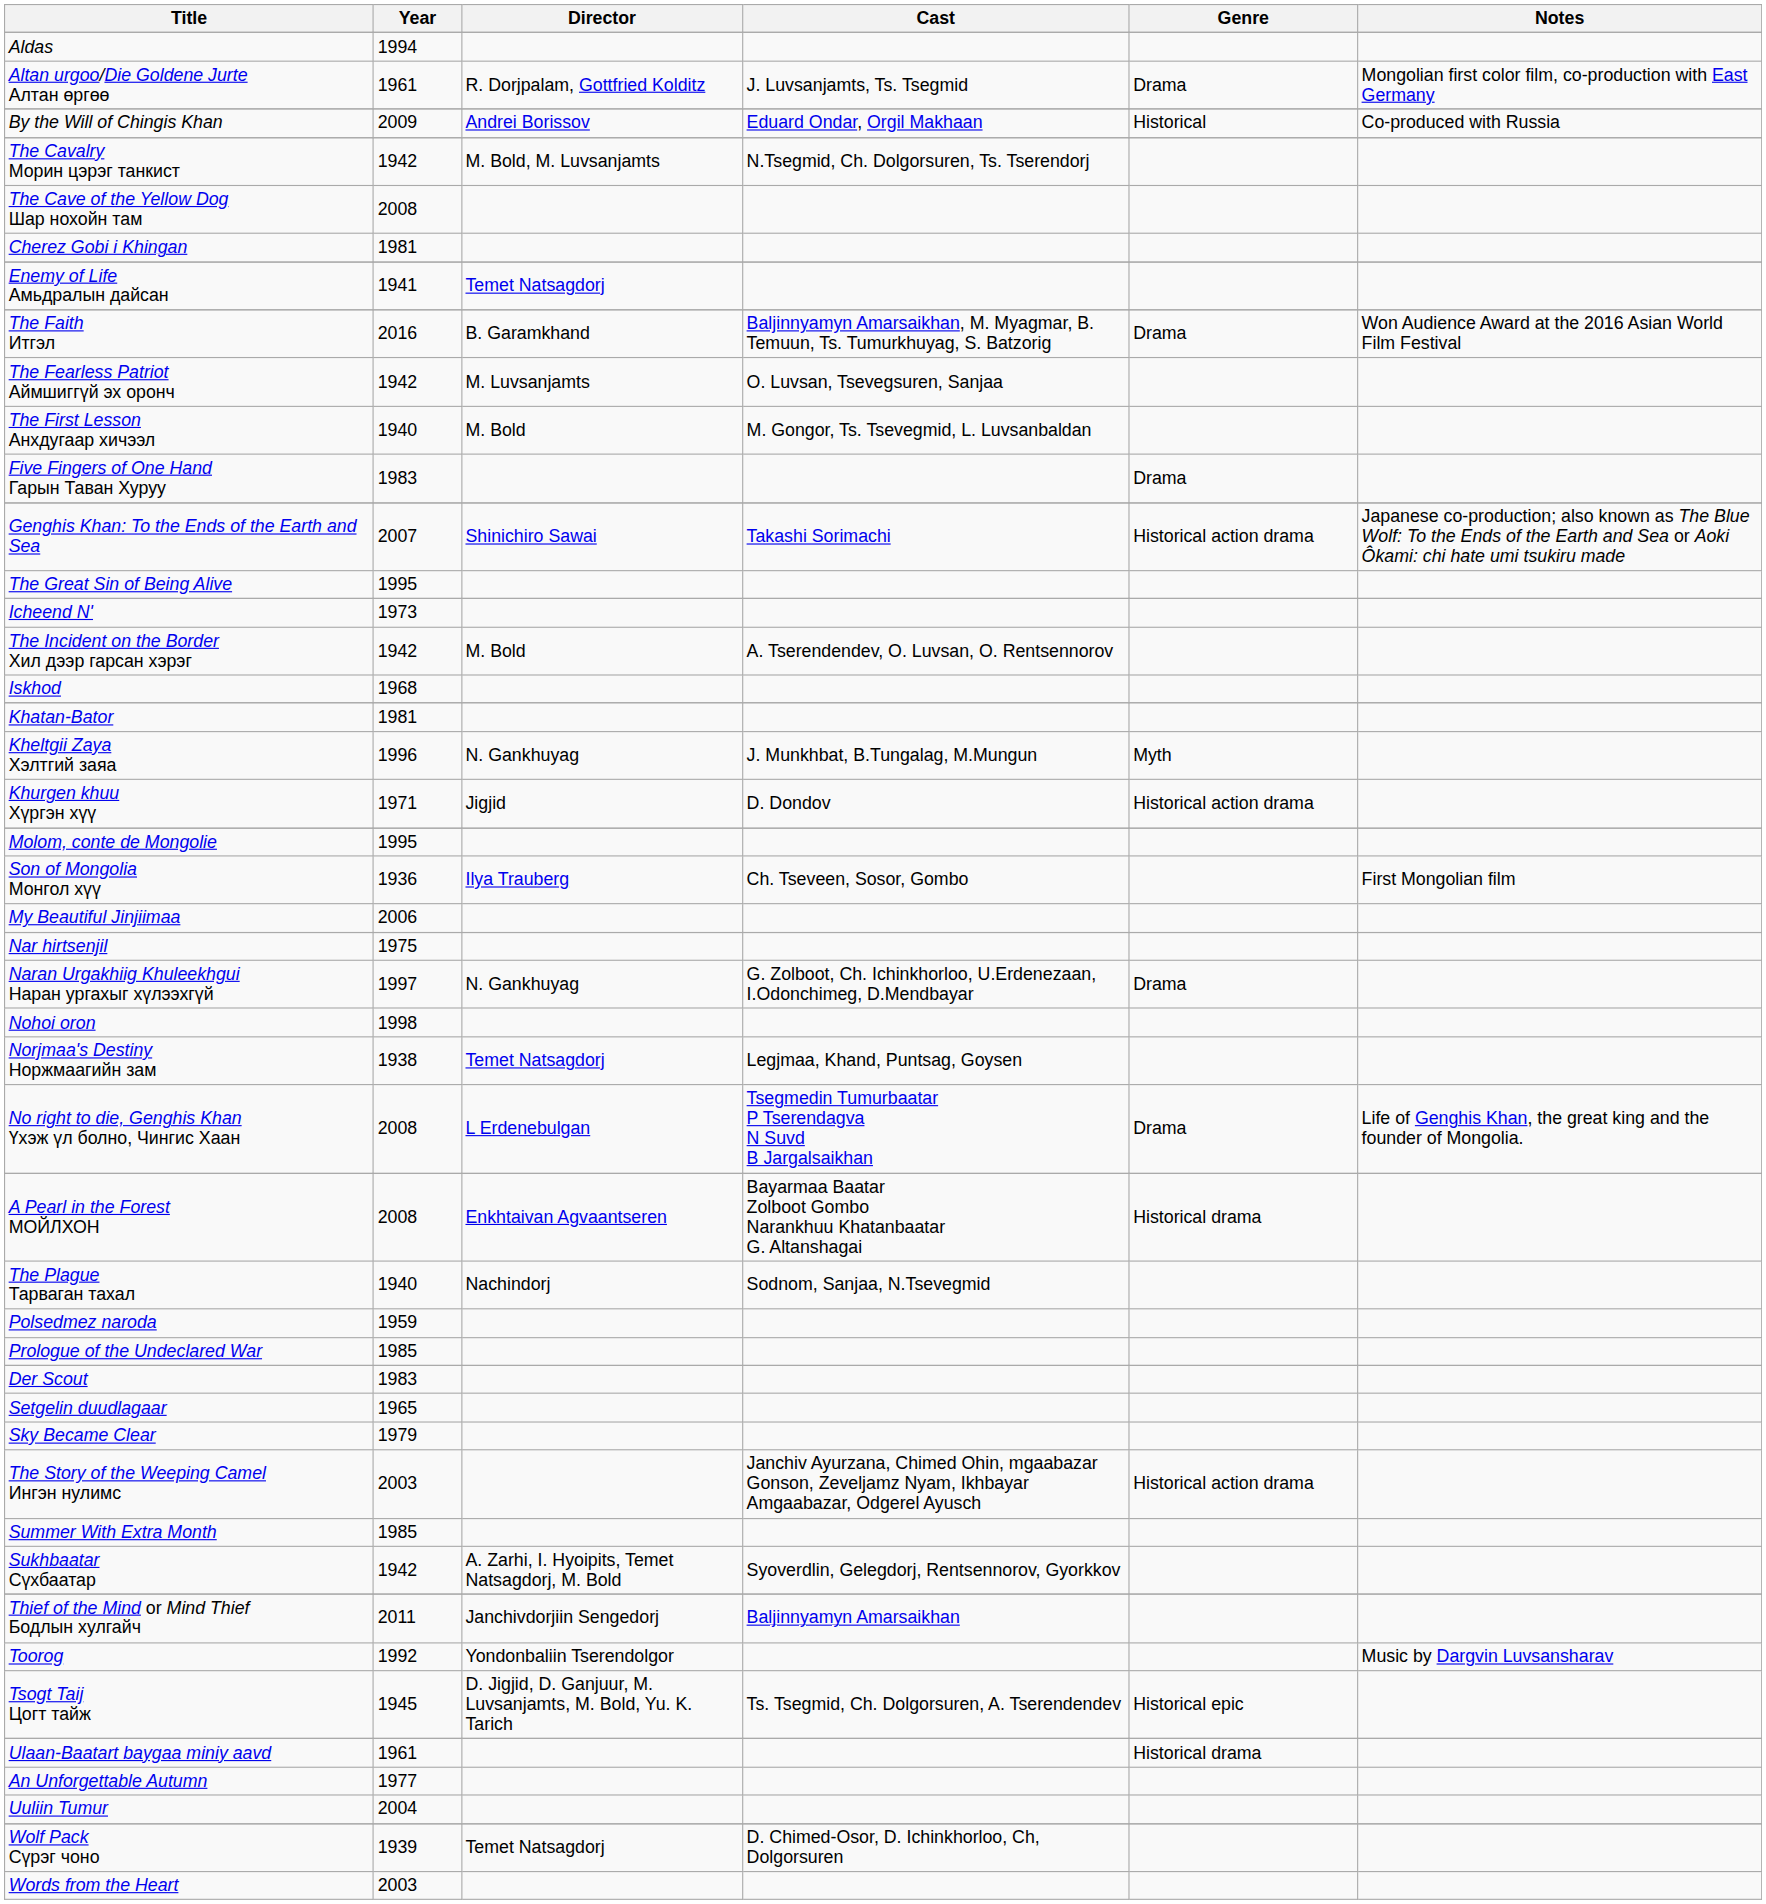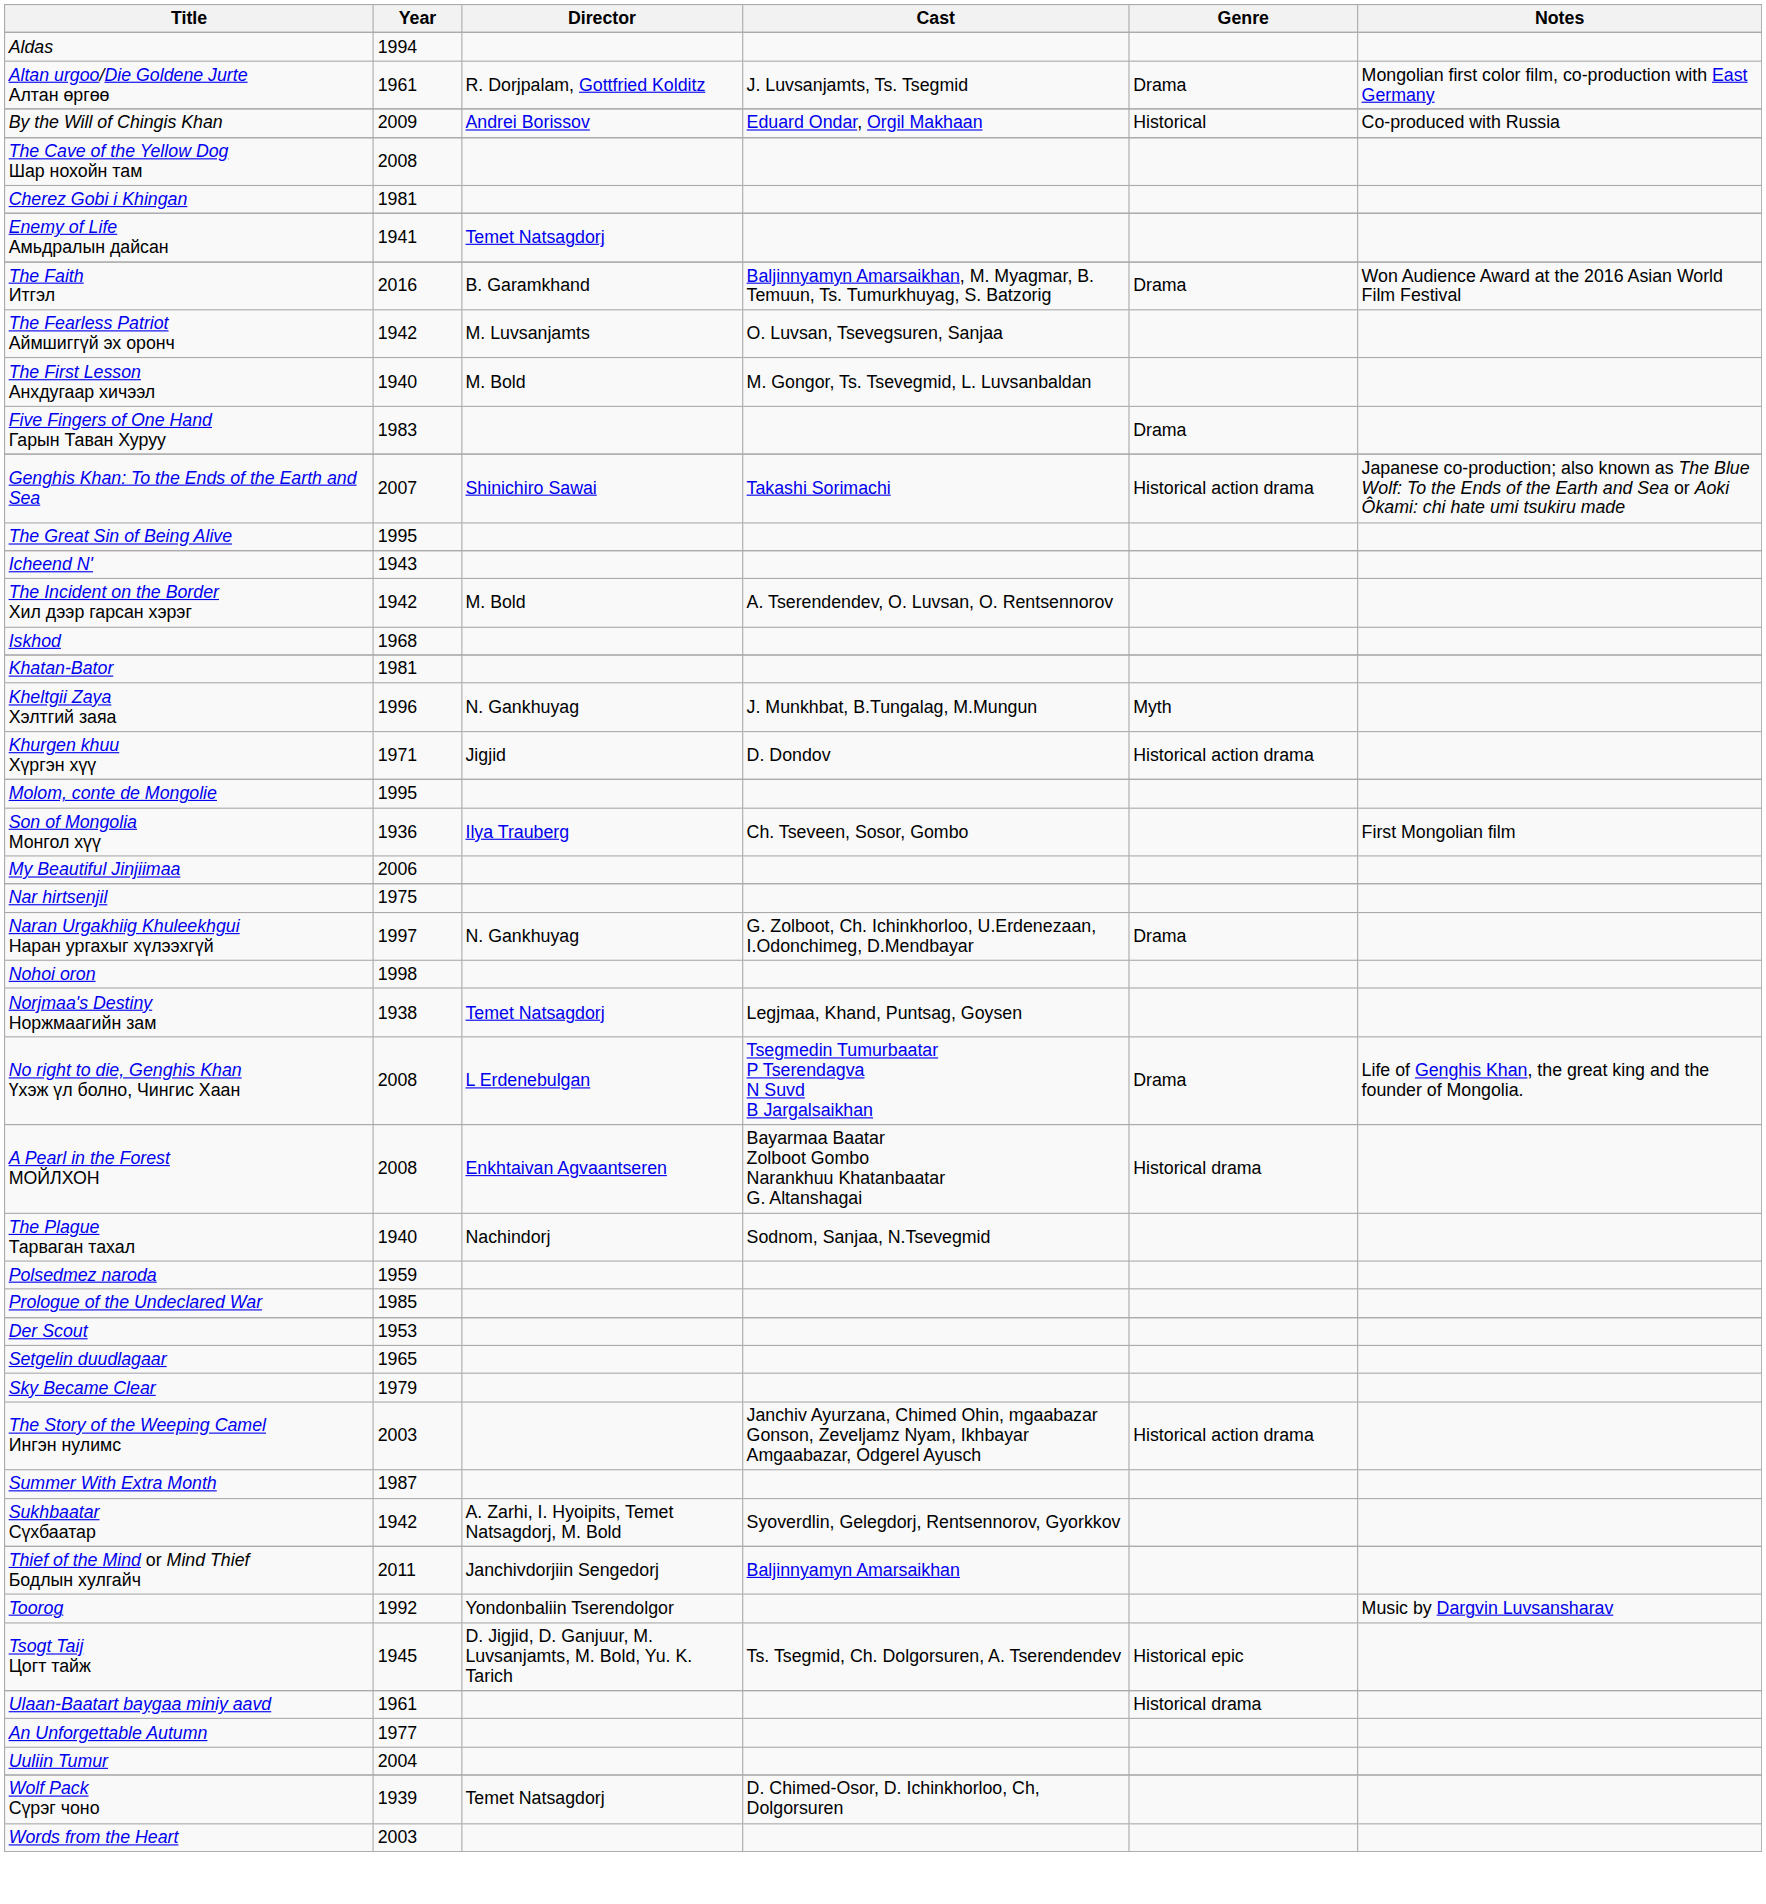- row: (94, 161)
(397, 612) 1973 -> (397, 564) 1943
(397, 1379) 1983 -> (397, 1331) 1953
(397, 1532) 1985 -> (397, 1483) 1987
